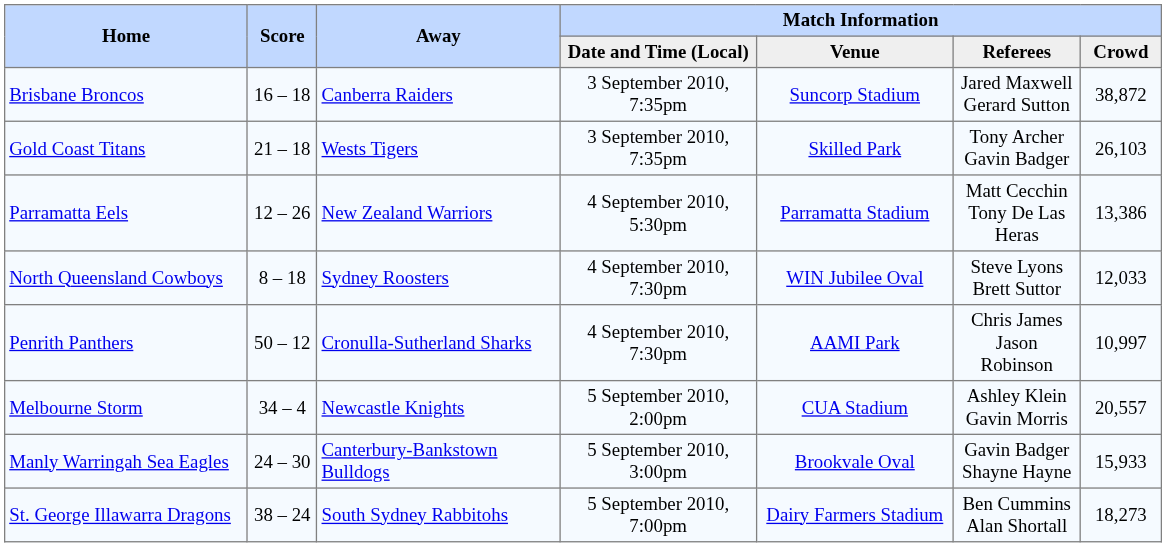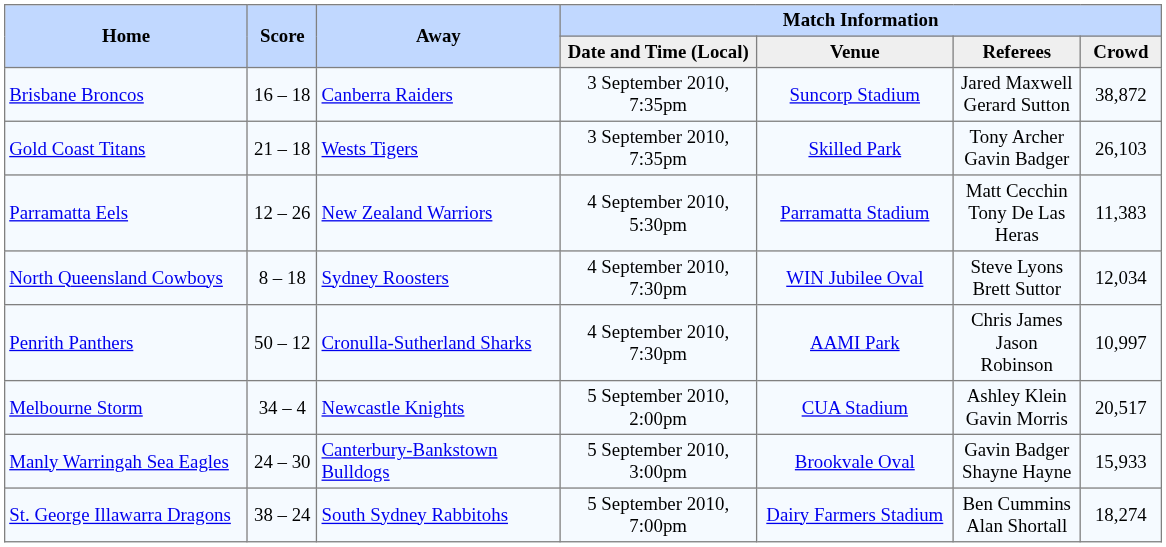(1121, 212) 13,386 -> (1121, 212) 11,383
(1121, 277) 12,033 -> (1121, 277) 12,034
(1121, 407) 20,557 -> (1121, 407) 20,517
(1121, 514) 18,273 -> (1121, 514) 18,274
